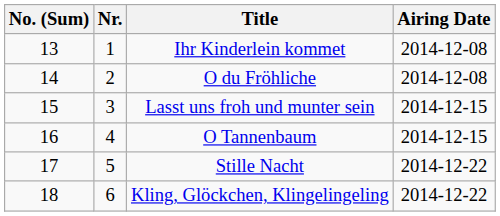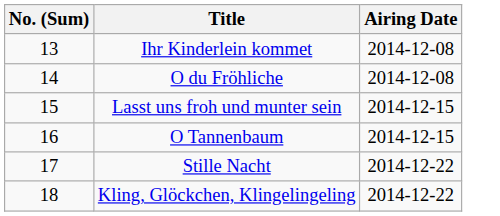- column: (110, 19)
